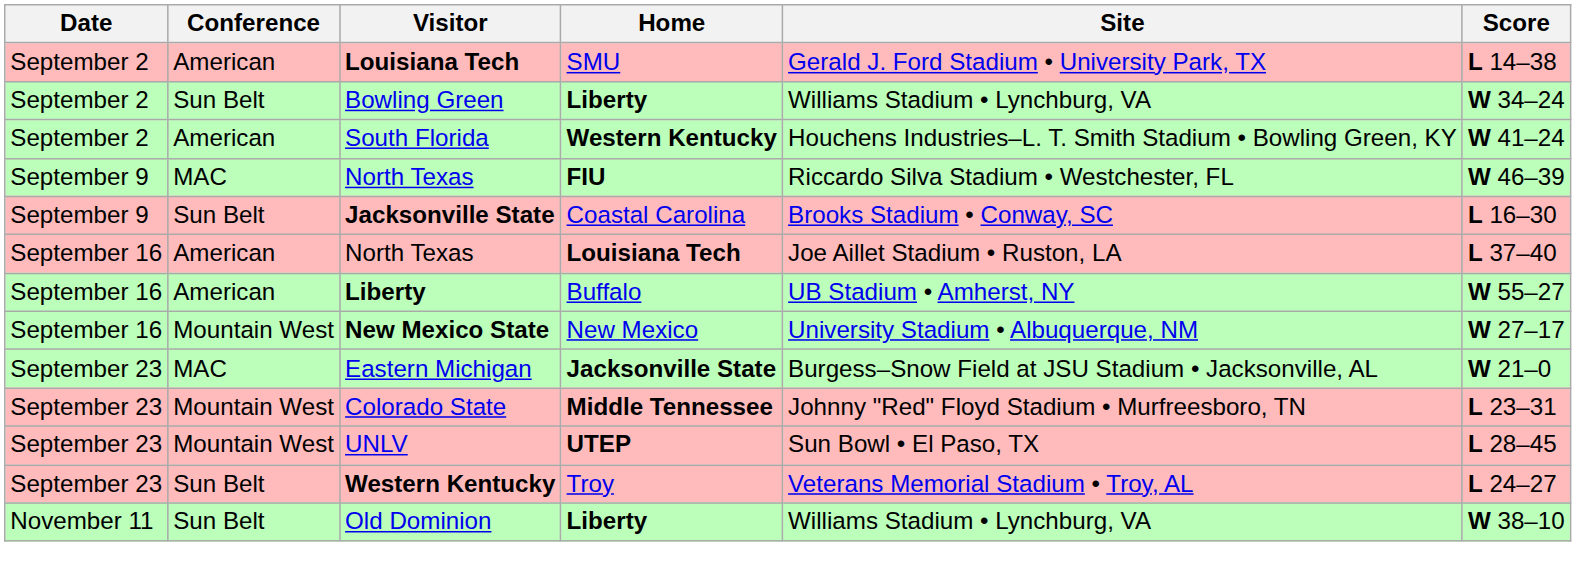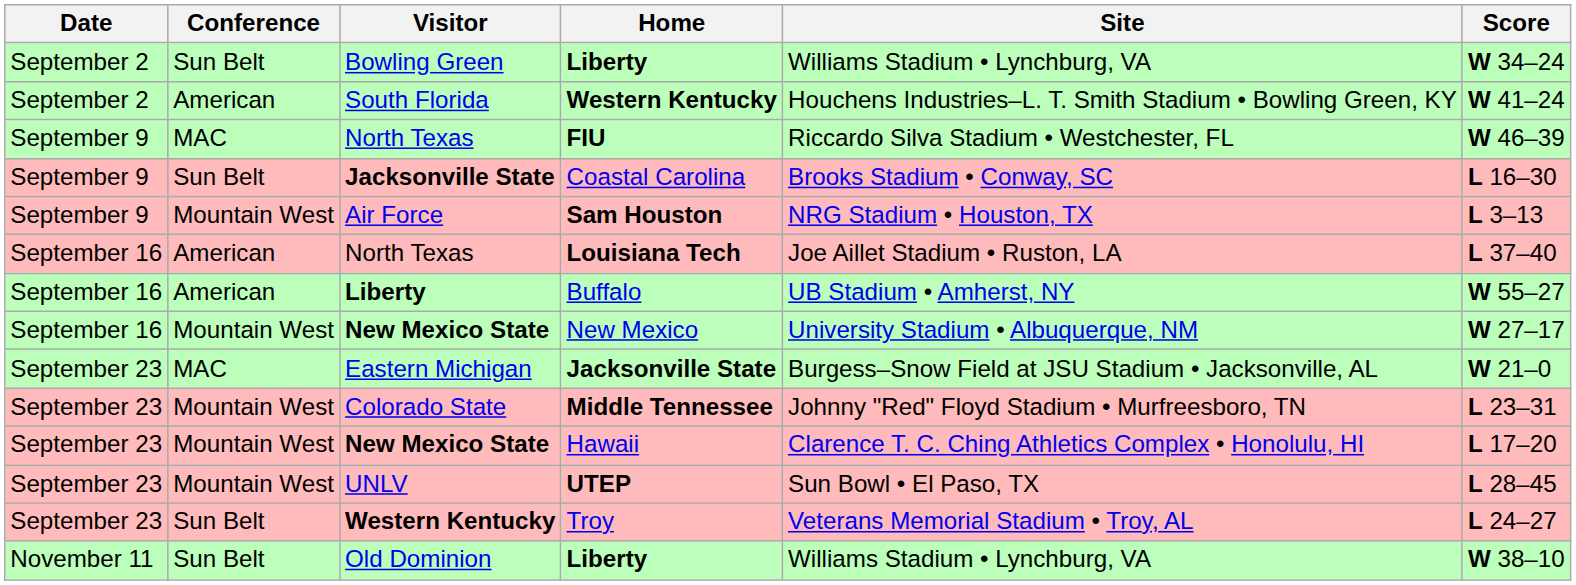- row: (432, 61)
+ row: (394, 215)
+ row: (447, 445)
